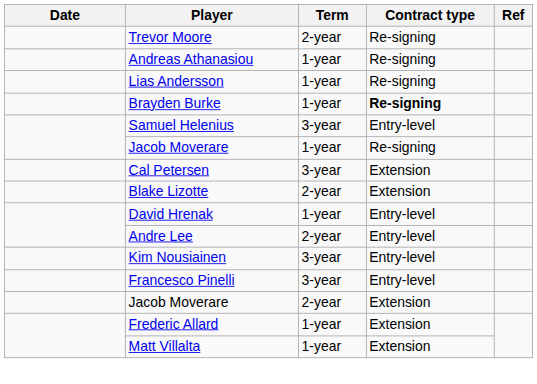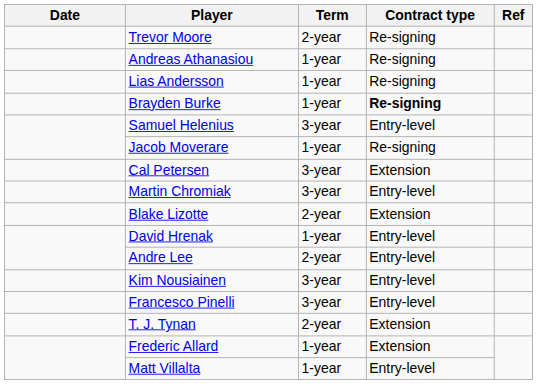+ row: (180, 192)
+ row: (162, 324)
- row: (179, 302)
(400, 346) Extension -> (402, 368) Entry-level
